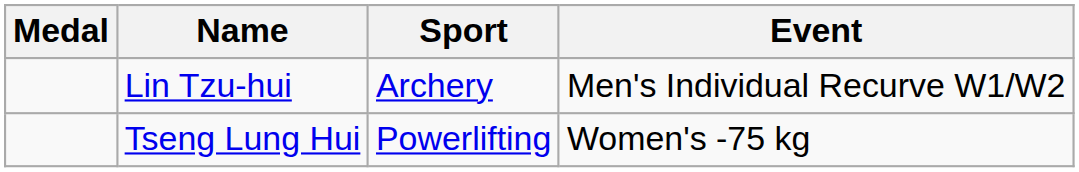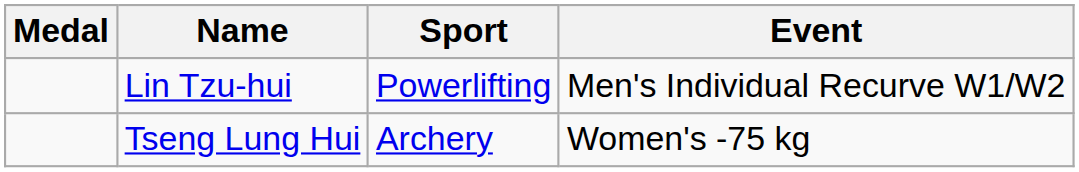(434, 85) Archery -> (464, 85) Powerlifting
(464, 138) Powerlifting -> (434, 138) Archery
